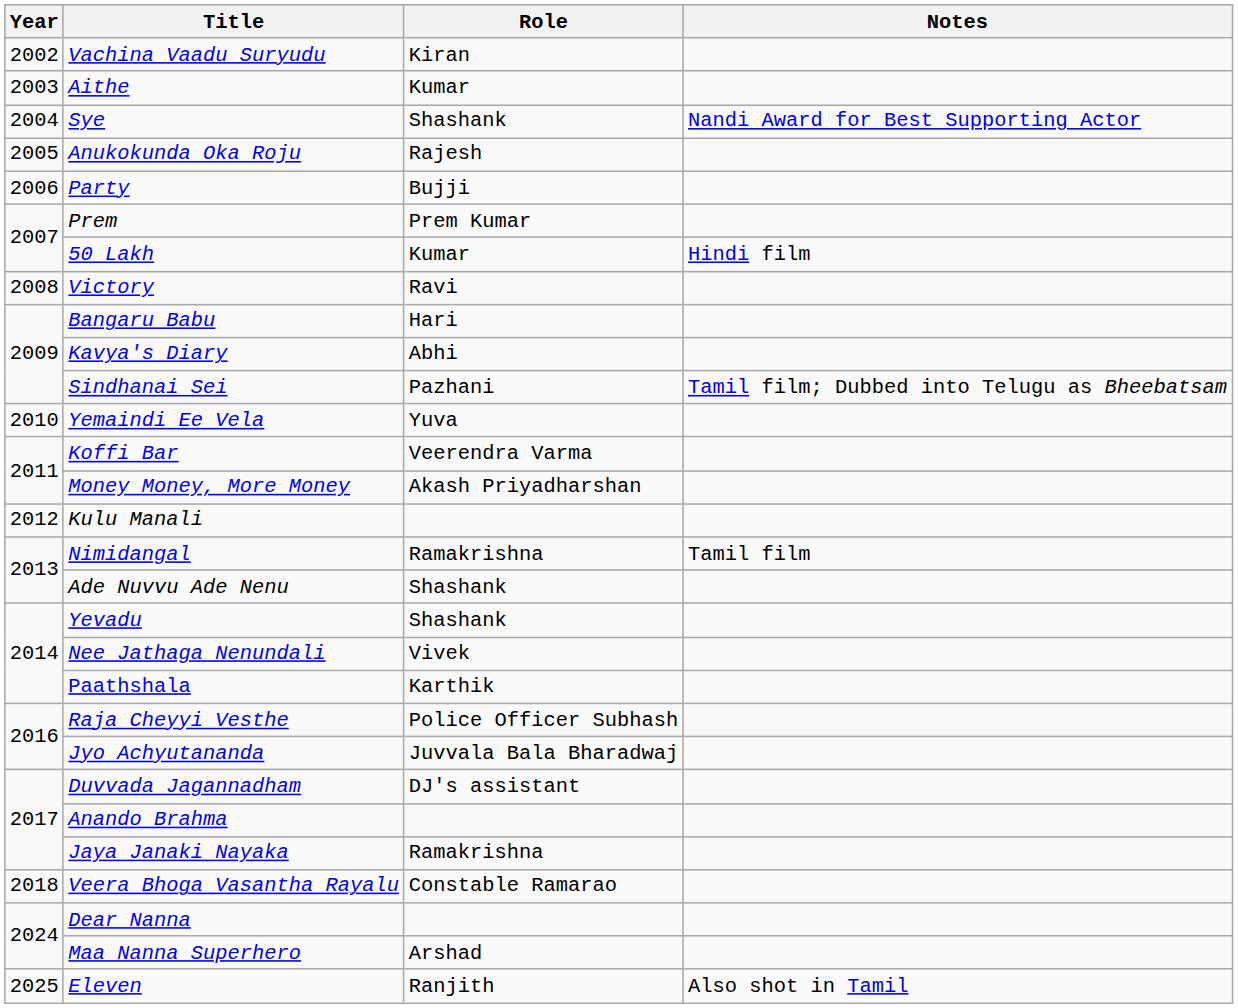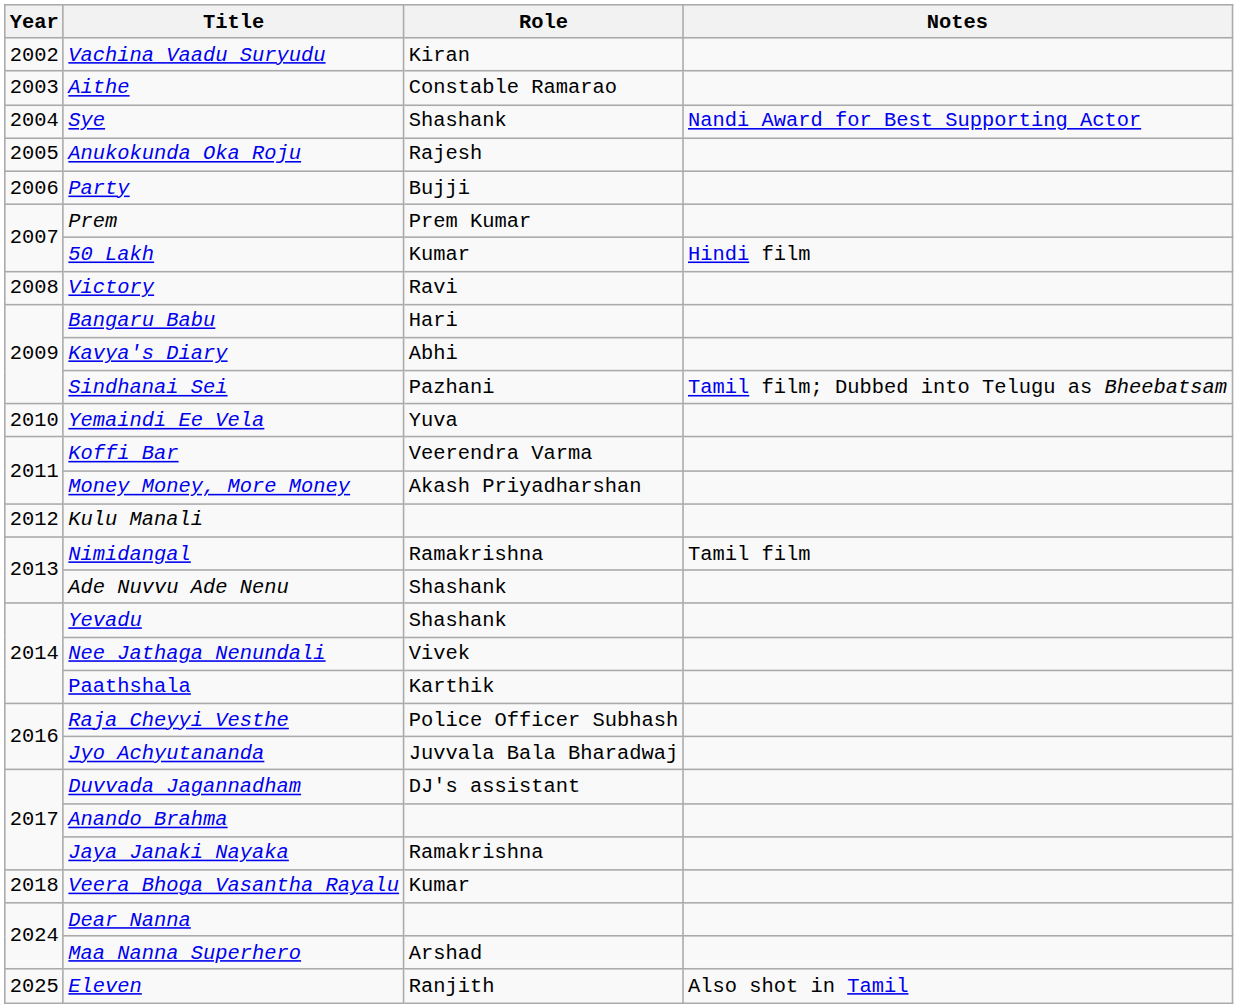(439, 88) Kumar -> (513, 88) Constable Ramarao
(513, 886) Constable Ramarao -> (439, 886) Kumar
